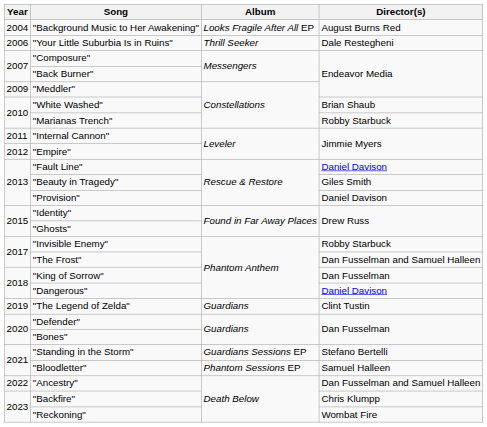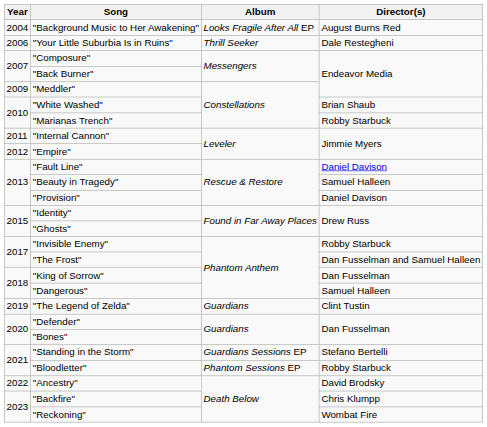(346, 182) Giles Smith -> (356, 182) Samuel Halleen
(354, 290) Daniel Davison -> (356, 290) Samuel Halleen
(356, 368) Samuel Halleen -> (356, 368) Robby Starbuck
(401, 383) Dan Fusselman and Samuel Halleen -> (353, 383) David Brodsky
